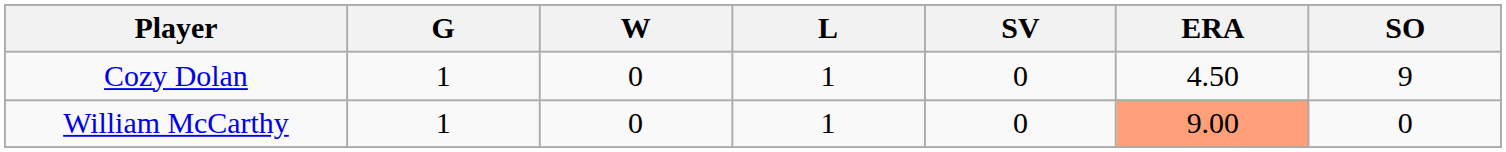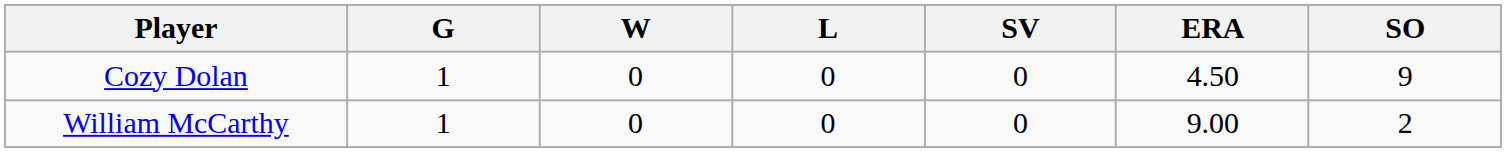(828, 75) 1 -> (828, 75) 0
(828, 123) 1 -> (828, 123) 0
(1213, 123) lightsalmon background -> (1213, 123) no background
(1405, 123) 0 -> (1405, 123) 2
